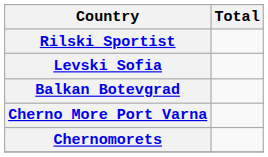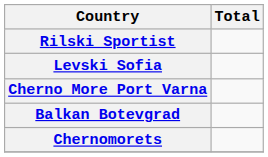rows swapped: (108, 115) <-> (108, 91)
